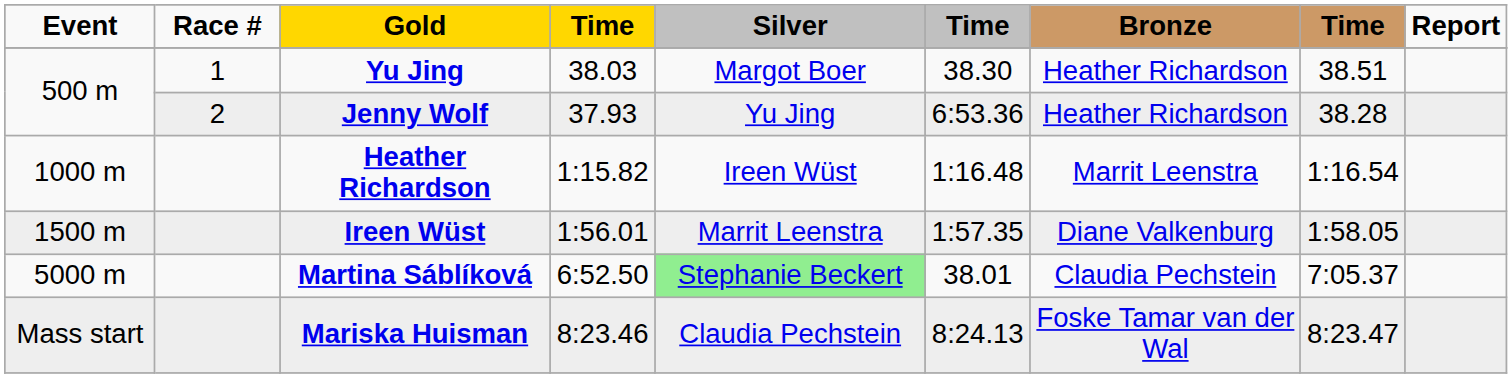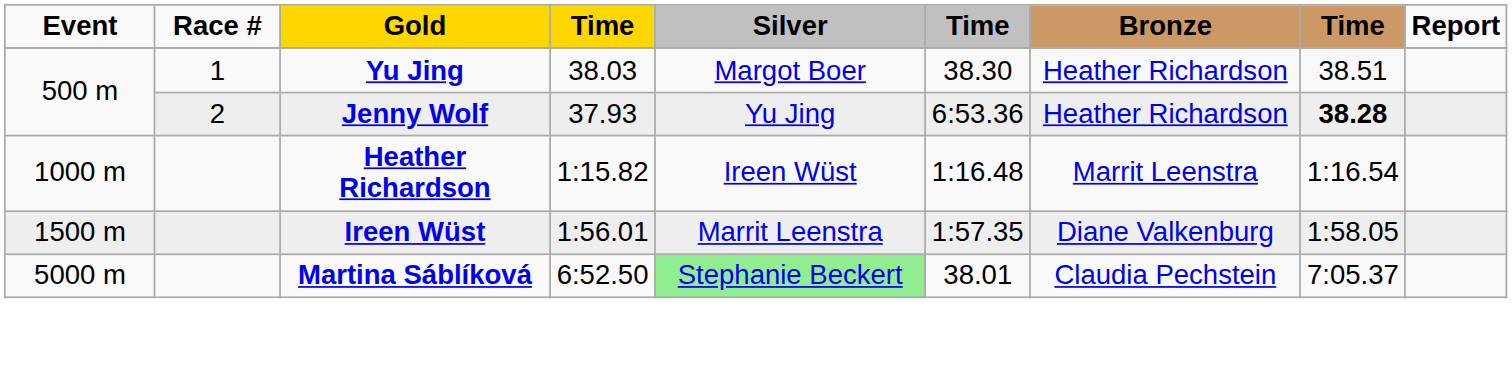(1353, 113) normal -> (1353, 113) bold
- row: (415, 334)
